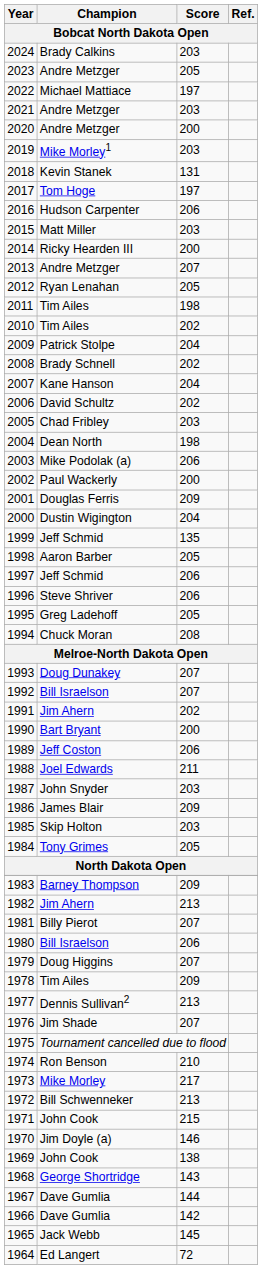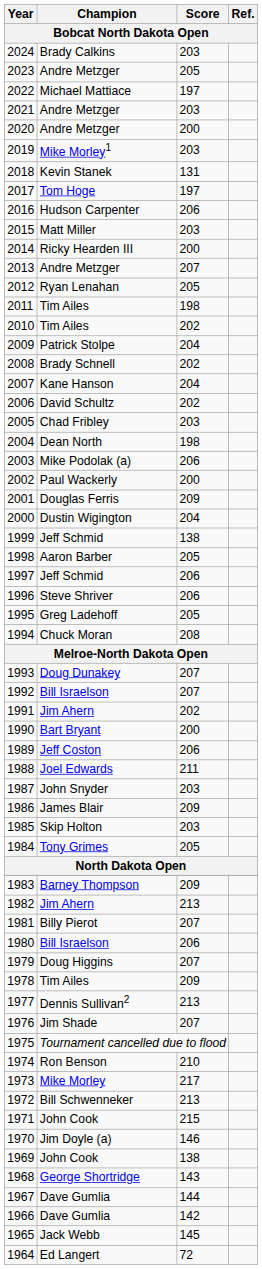(190, 538) 135 -> (190, 538) 138
